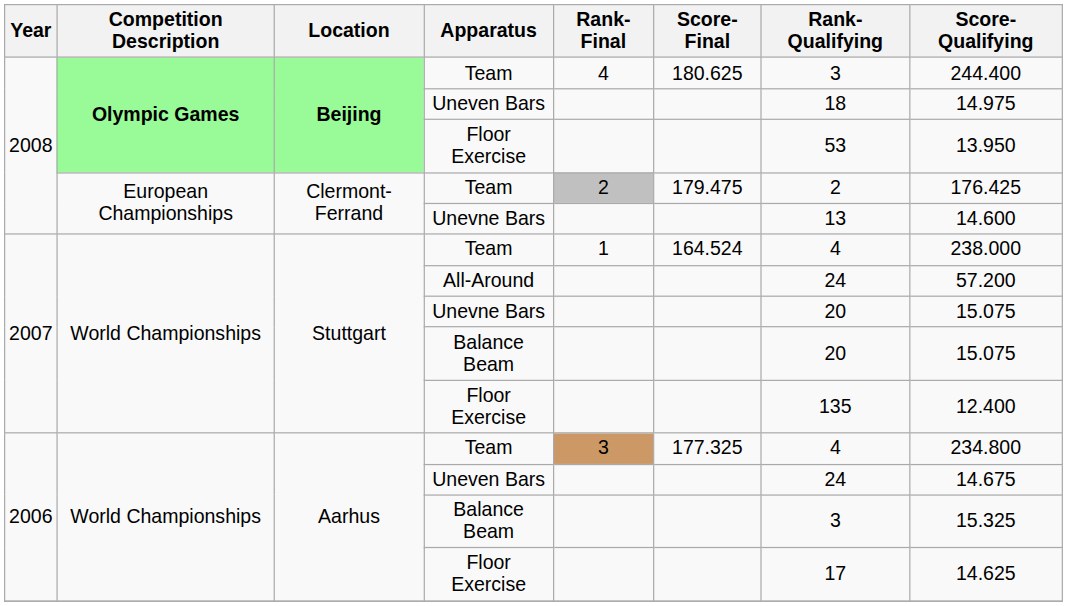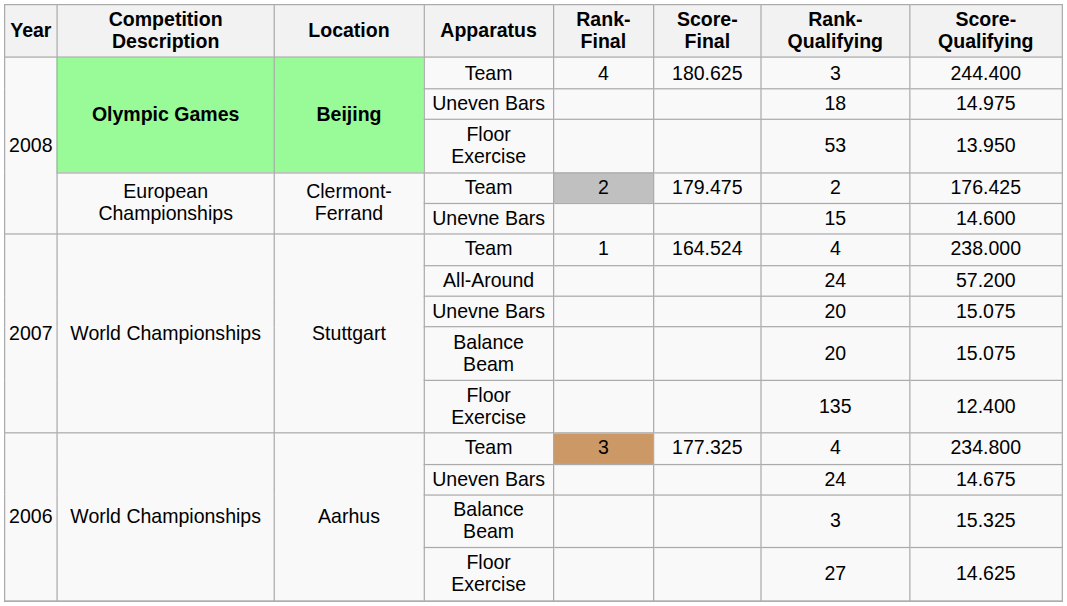(835, 218) 13 -> (835, 218) 15
(835, 574) 17 -> (835, 574) 27
